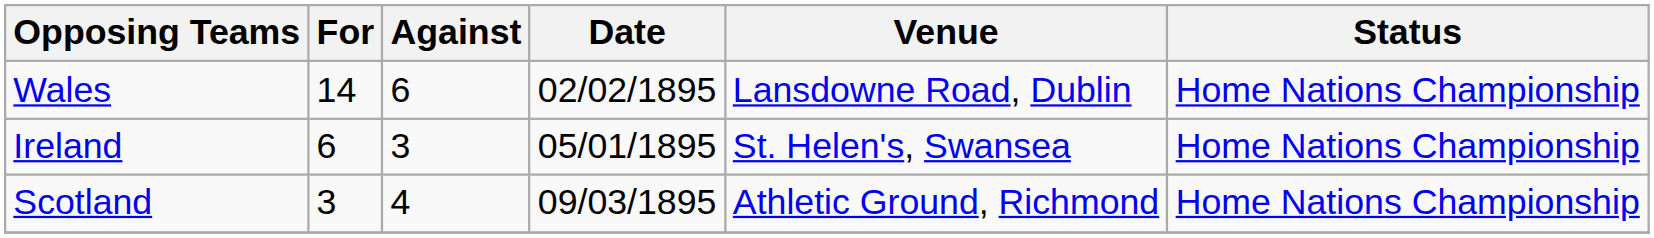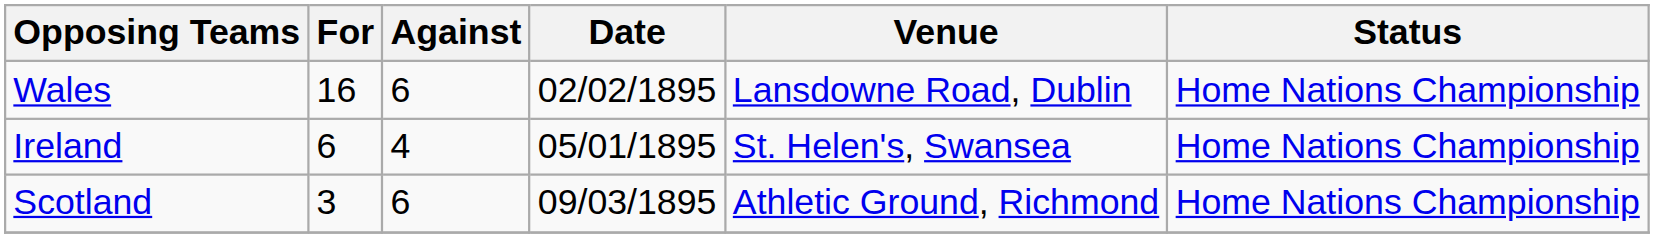(336, 89) 14 -> (336, 89) 16
(400, 145) 3 -> (400, 145) 4
(400, 202) 4 -> (400, 202) 6
